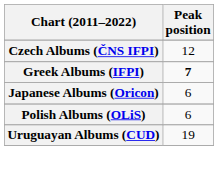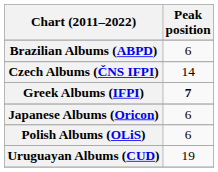+ row: (83, 51)
(188, 51) 12 -> (188, 72) 14
